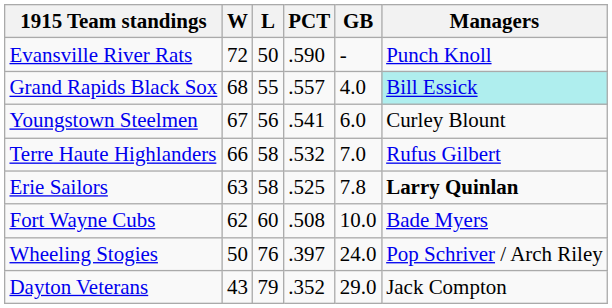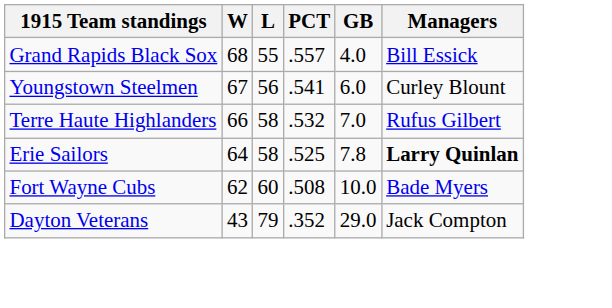- row: (101, 54)
(432, 87) paleturquoise background -> (432, 54) no background
(237, 187) 63 -> (237, 154) 64
- row: (84, 253)
